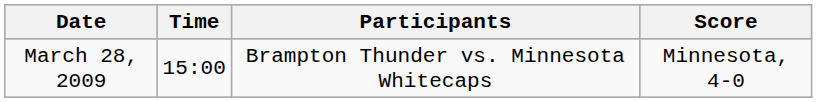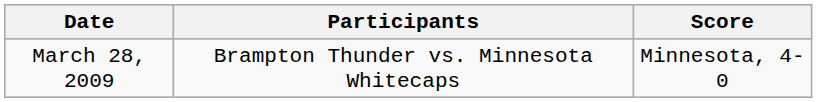- column: (194, 22)
